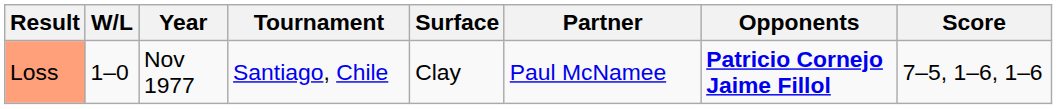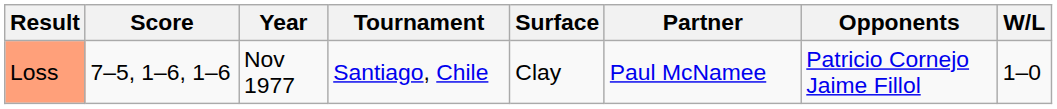columns swapped: (112, 22) <-> (974, 22)
(795, 71) bold -> (888, 71) normal
